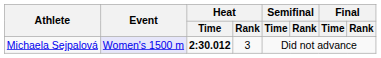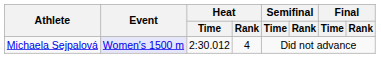(210, 45) bold -> (209, 45) normal
(247, 45) 3 -> (247, 45) 4
